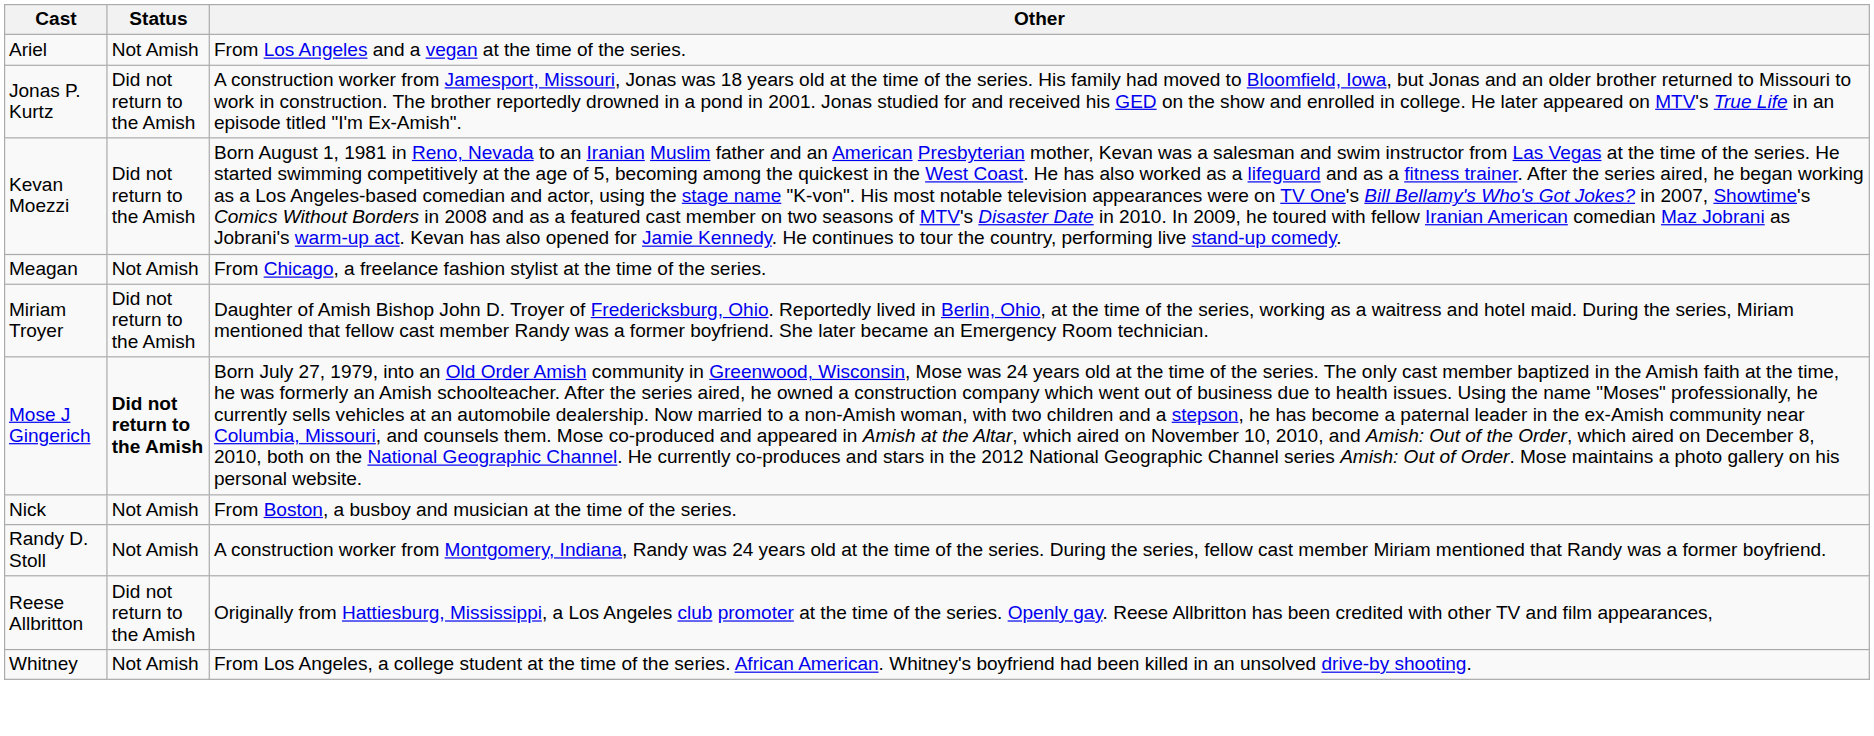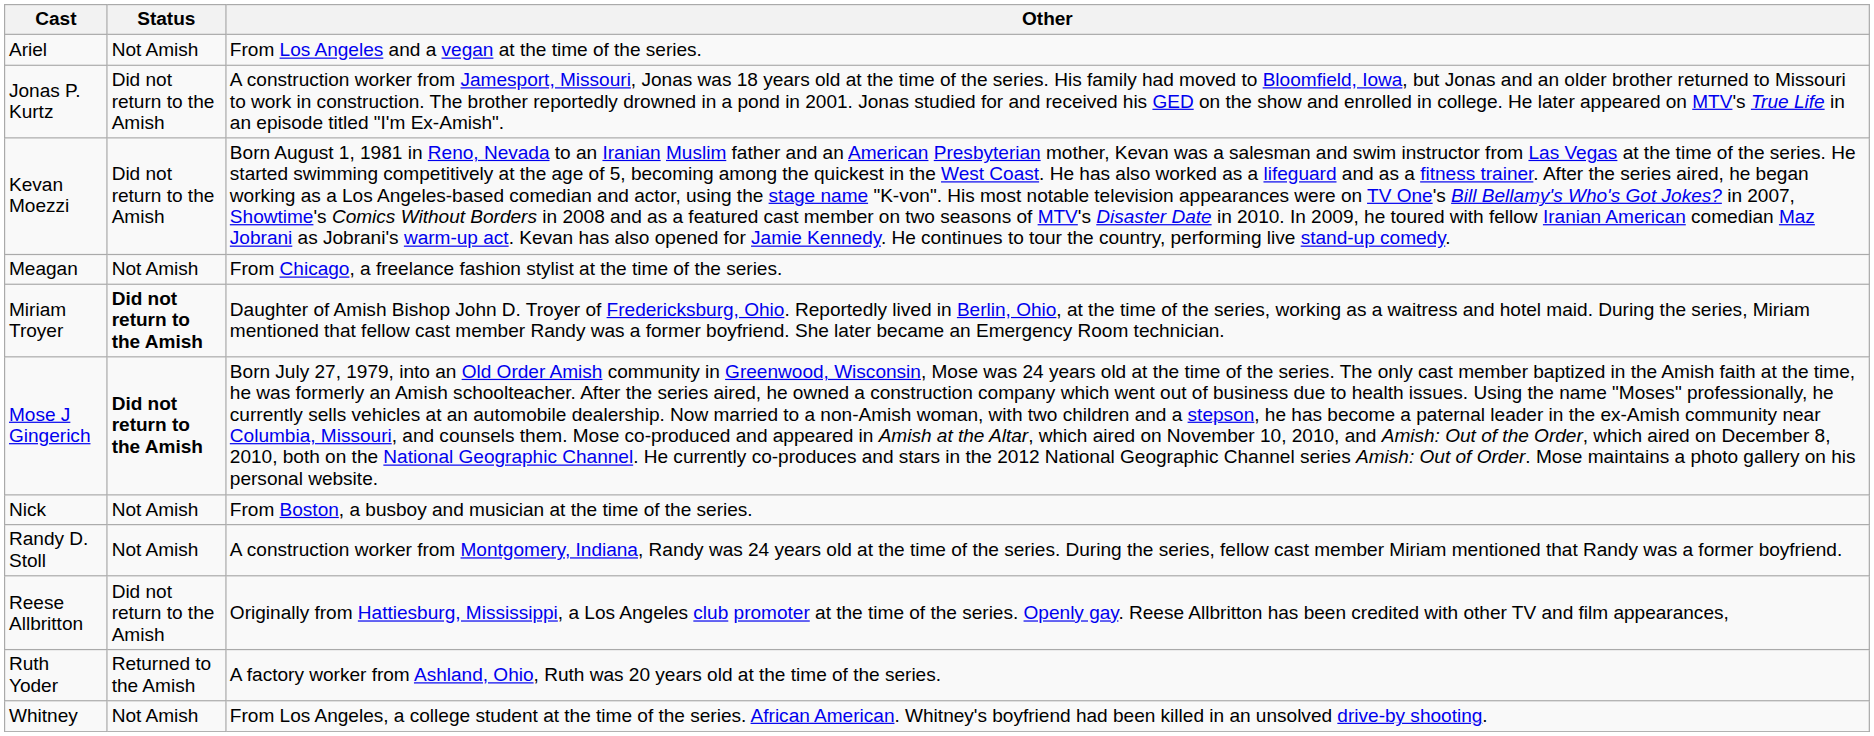(154, 320) normal -> (157, 320) bold
+ row: (34, 674)
